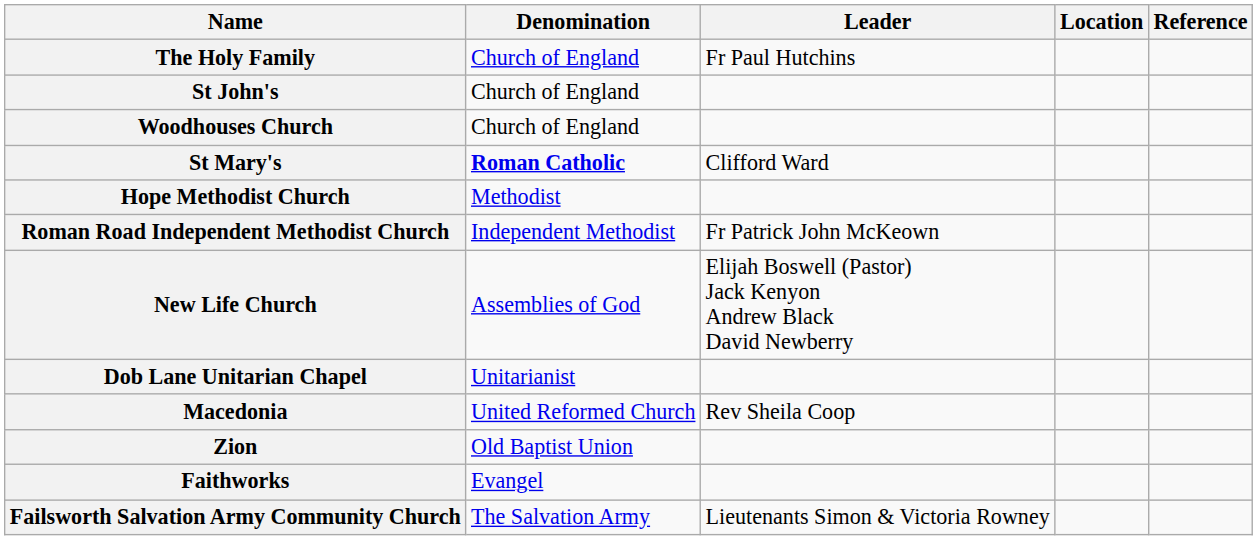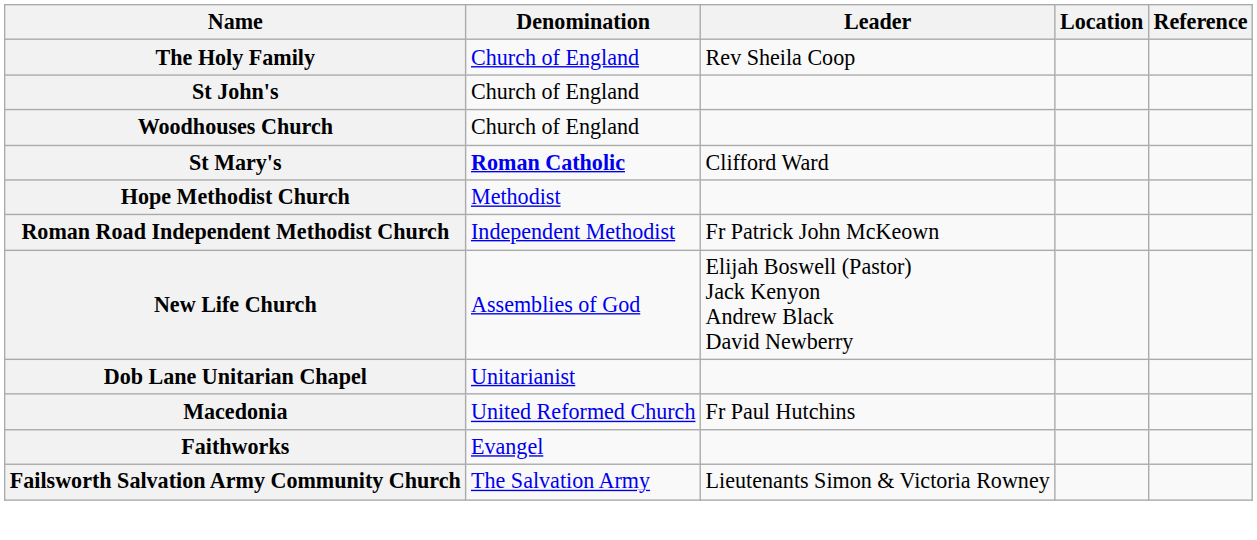(780, 57) Fr Paul Hutchins -> (780, 57) Rev Sheila Coop
(780, 411) Rev Sheila Coop -> (780, 411) Fr Paul Hutchins
- row: (235, 446)
